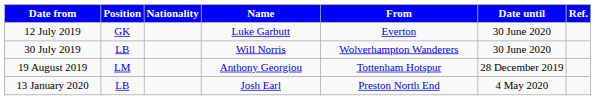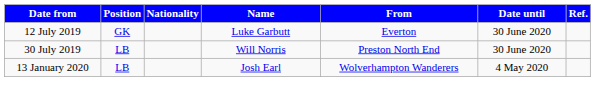(399, 50) Wolverhampton Wanderers -> (399, 50) Preston North End
- row: (53, 68)
(399, 86) Preston North End -> (399, 68) Wolverhampton Wanderers
